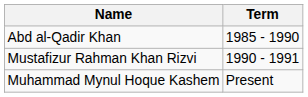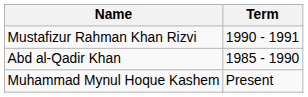rows swapped: (64, 37) <-> (102, 59)
